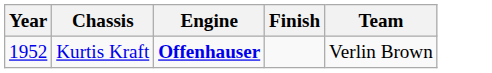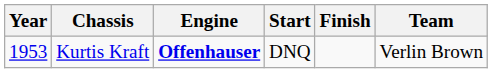+ column: (290, 20)
(28, 52) 1952 -> (28, 52) 1953
